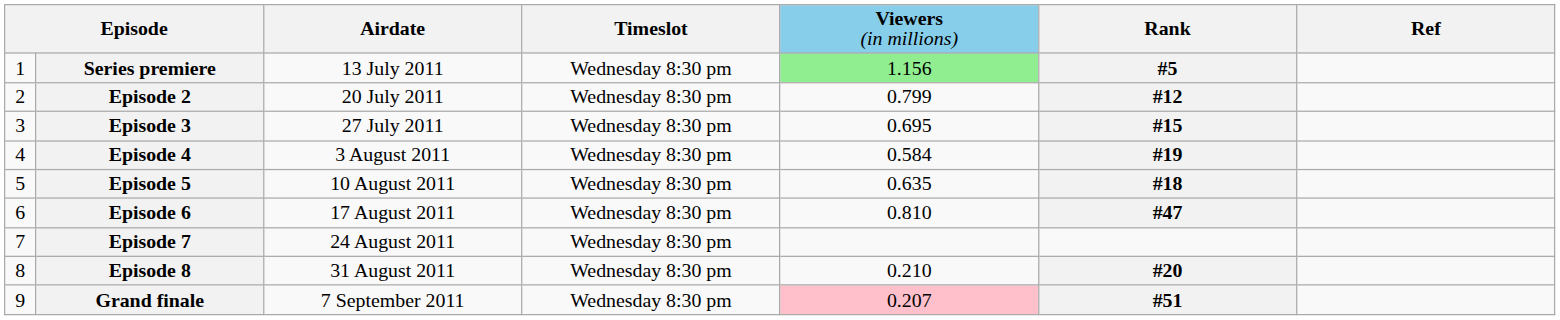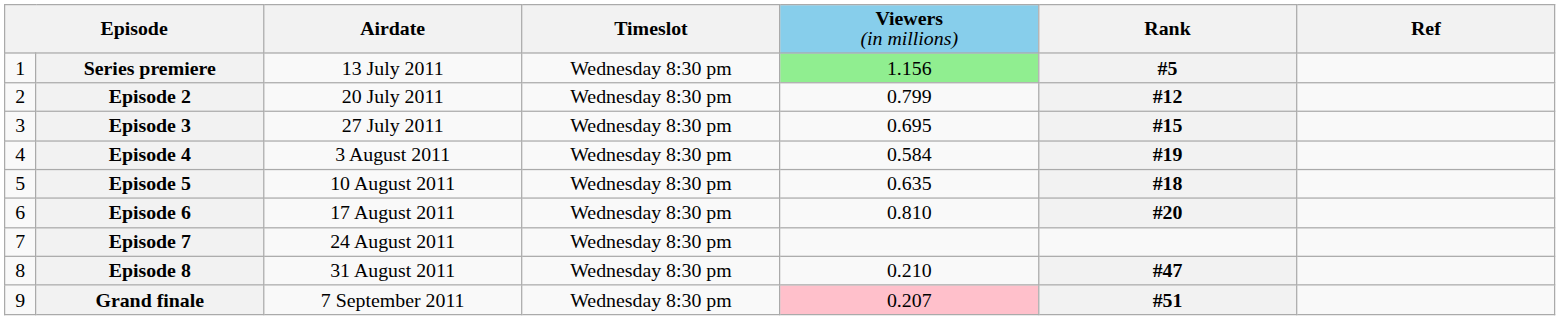(1168, 212) #47 -> (1168, 212) #20
(1168, 270) #20 -> (1168, 270) #47
